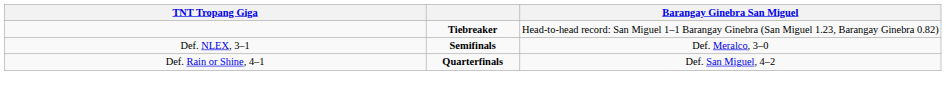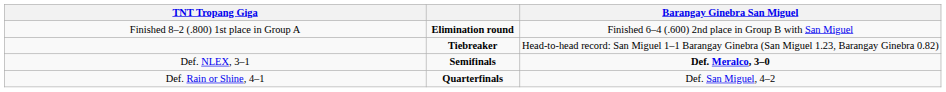+ row: (215, 29)
(730, 45) normal -> (730, 62) bold
